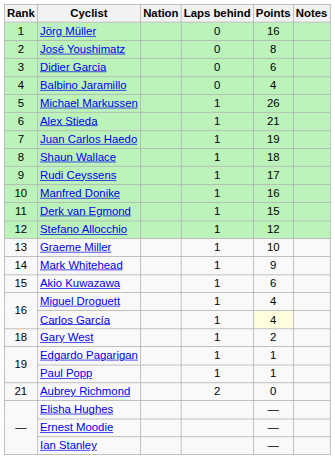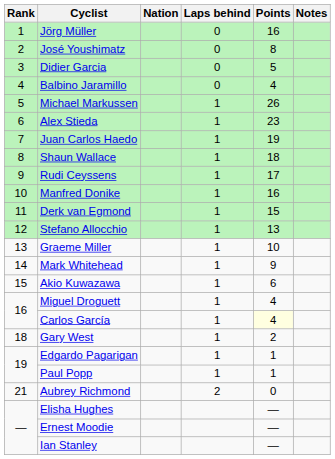(273, 67) 6 -> (273, 67) 5
(273, 121) 21 -> (273, 121) 23
(273, 229) 12 -> (273, 229) 13
